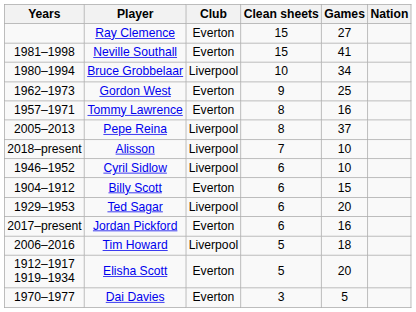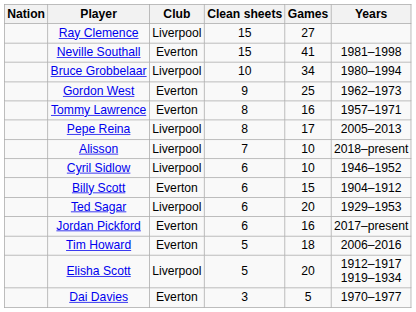columns swapped: (389, 14) <-> (44, 14)
(213, 33) Everton -> (177, 33) Liverpool
(345, 129) 37 -> (308, 129) 17
(213, 245) Liverpool -> (177, 245) Everton
(213, 271) Everton -> (177, 271) Liverpool
